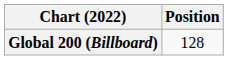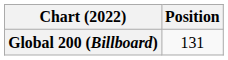(192, 42) 128 -> (192, 42) 131
